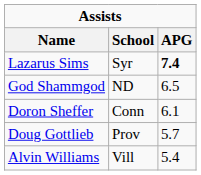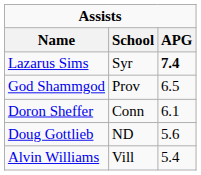(123, 87) ND -> (126, 87) Prov
(126, 134) Prov -> (123, 134) ND
(170, 134) 5.7 -> (170, 134) 5.6
